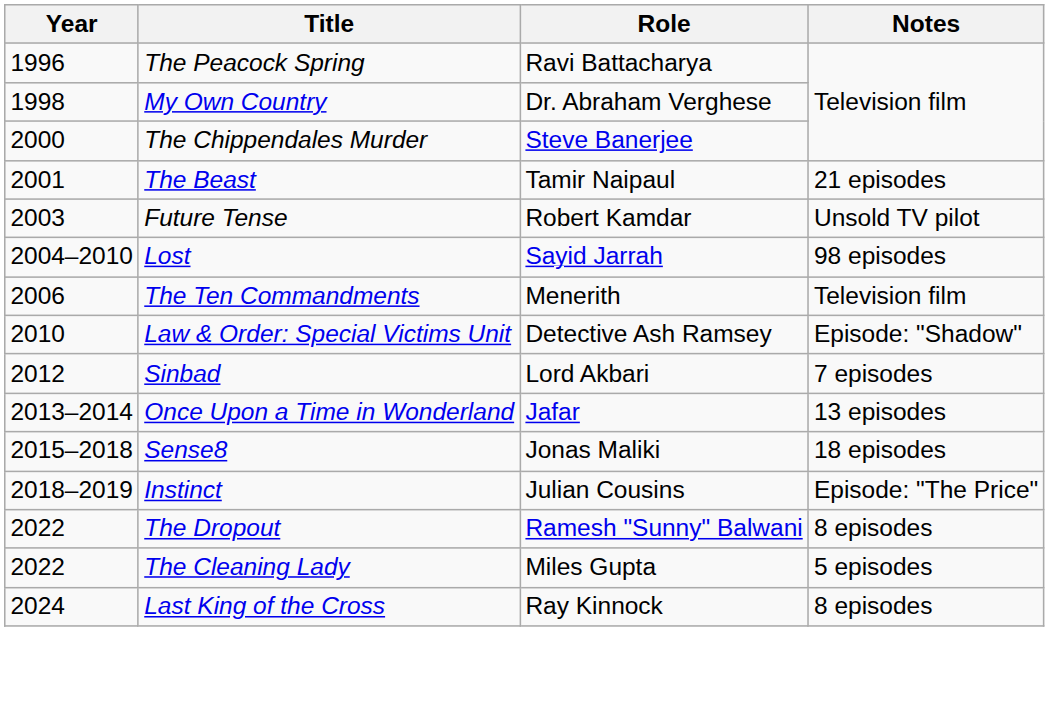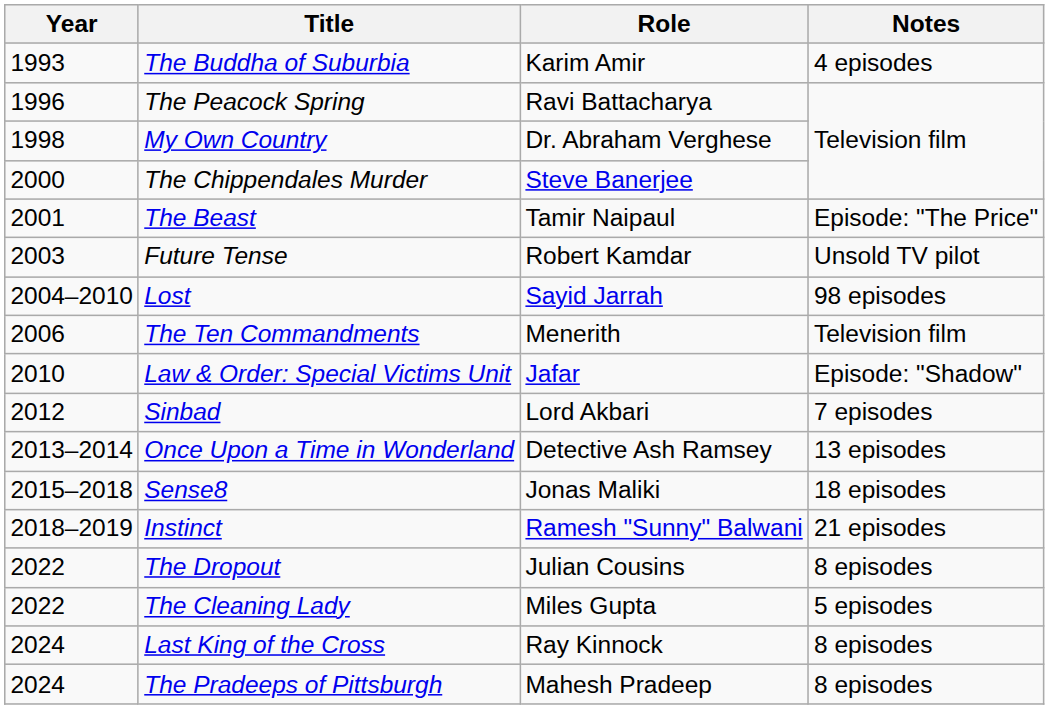+ row: (277, 62)
(880, 179) 21 episodes -> (926, 218) Episode: "The Price"
(649, 334) Detective Ash Ramsey -> (553, 373) Jafar
(553, 412) Jafar -> (649, 450) Detective Ash Ramsey
(605, 489) Julian Cousins -> (664, 528) Ramesh "Sunny" Balwani
(926, 489) Episode: "The Price" -> (880, 528) 21 episodes
(664, 528) Ramesh "Sunny" Balwani -> (605, 567) Julian Cousins
+ row: (293, 683)
